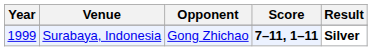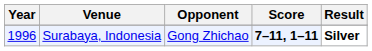(22, 36) 1999 -> (22, 36) 1996
